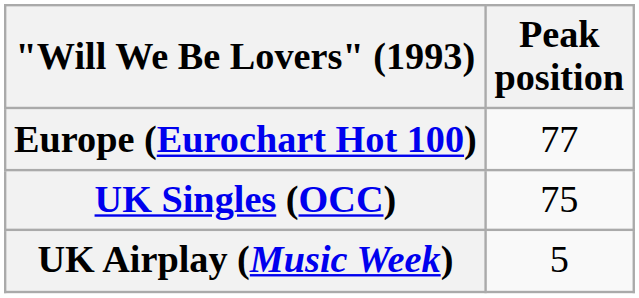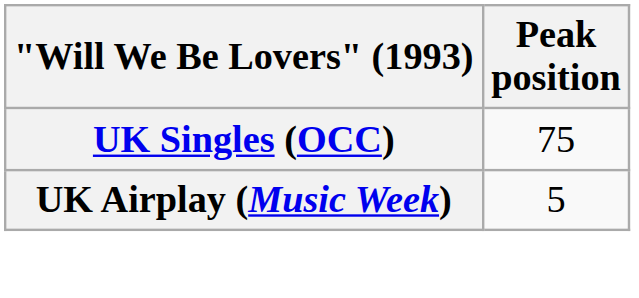- row: (245, 138)
